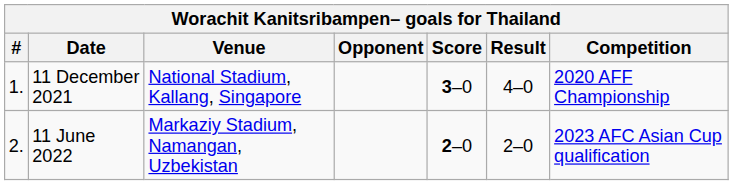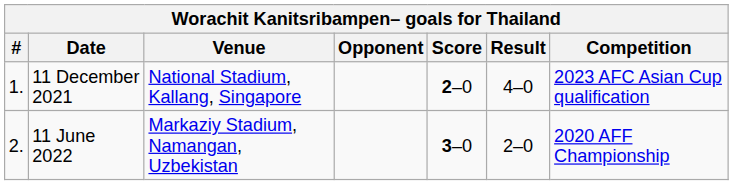(457, 86) 3–0 -> (457, 86) 2–0
(612, 86) 2020 AFF Championship -> (638, 86) 2023 AFC Asian Cup qualification
(457, 145) 2–0 -> (457, 145) 3–0
(638, 145) 2023 AFC Asian Cup qualification -> (612, 145) 2020 AFF Championship
